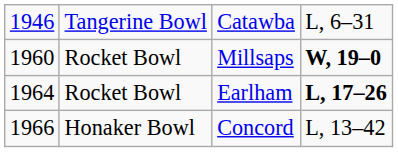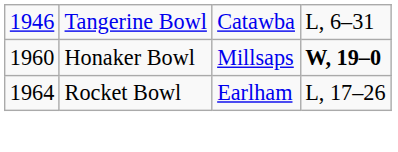(123, 57) Rocket Bowl -> (130, 57) Honaker Bowl
(346, 92) bold -> (345, 92) normal
- row: (255, 127)
